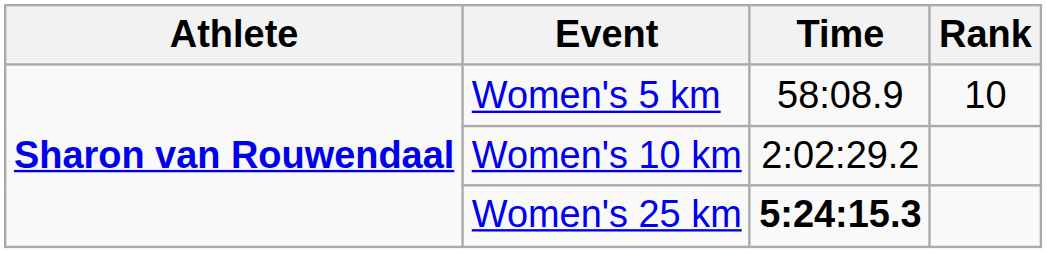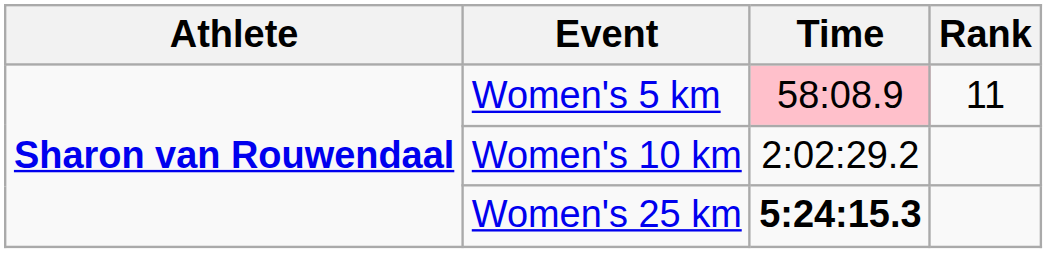(840, 94) no background -> (840, 94) pink background
(985, 94) 10 -> (985, 94) 11
